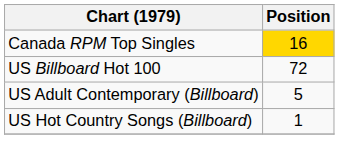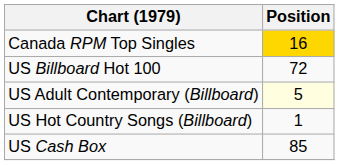(298, 95) no background -> (298, 95) lightyellow background
+ row: (57, 146)
